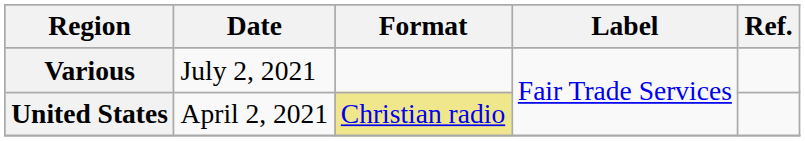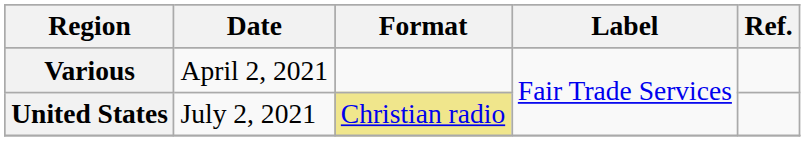(248, 69) July 2, 2021 -> (254, 69) April 2, 2021
(254, 113) April 2, 2021 -> (248, 113) July 2, 2021
